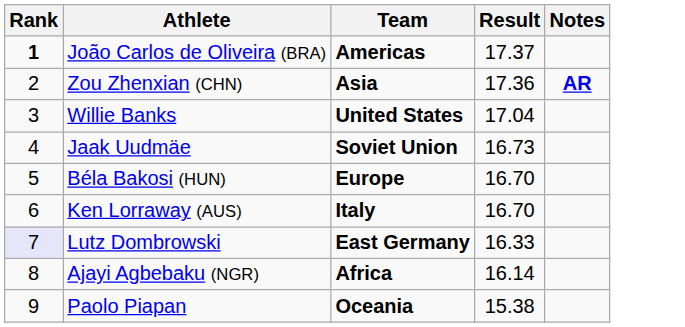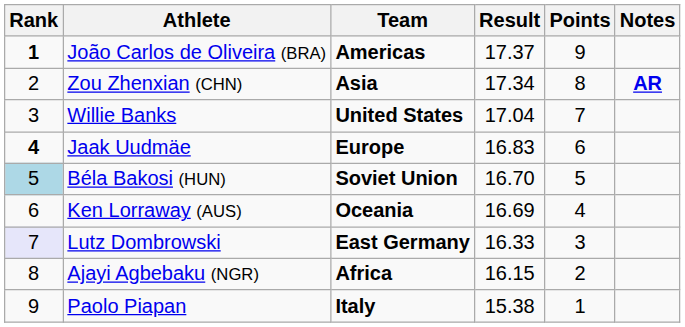+ column: (580, 20)
(510, 83) 17.36 -> (510, 83) 17.34
(34, 147) normal -> (34, 147) bold
(396, 147) Soviet Union -> (370, 147) Europe
(510, 147) 16.73 -> (510, 147) 16.83
(34, 178) no background -> (34, 178) lightblue background
(370, 178) Europe -> (396, 178) Soviet Union
(355, 210) Italy -> (374, 210) Oceania
(510, 210) 16.70 -> (510, 210) 16.69
(510, 274) 16.14 -> (510, 274) 16.15
(374, 305) Oceania -> (355, 305) Italy
